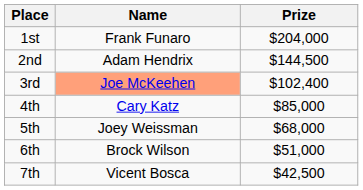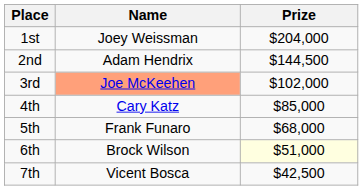(148, 38) Frank Funaro -> (148, 38) Joey Weissman
(299, 83) $102,400 -> (299, 83) $102,000
(148, 128) Joey Weissman -> (148, 128) Frank Funaro
(299, 151) no background -> (299, 151) lightyellow background
